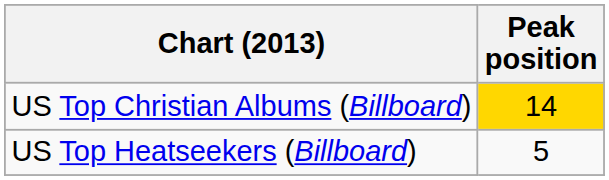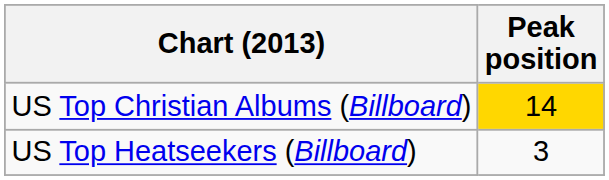(541, 151) 5 -> (541, 151) 3
